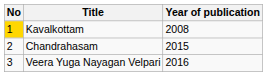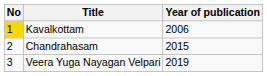(177, 29) 2008 -> (177, 29) 2006
(177, 63) 2016 -> (177, 63) 2019
